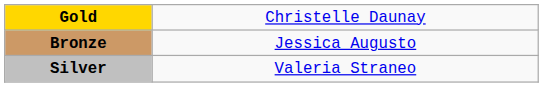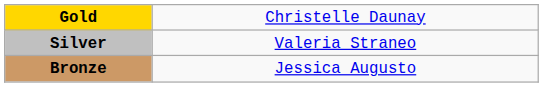rows swapped: (78, 69) <-> (78, 43)
